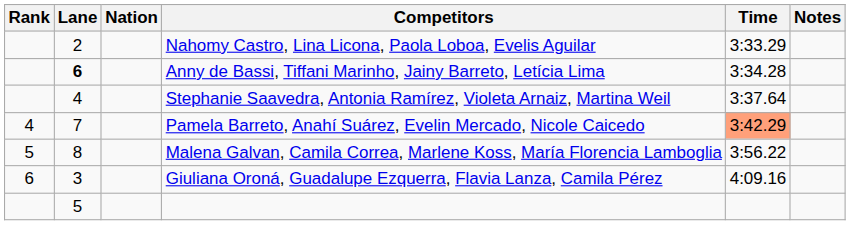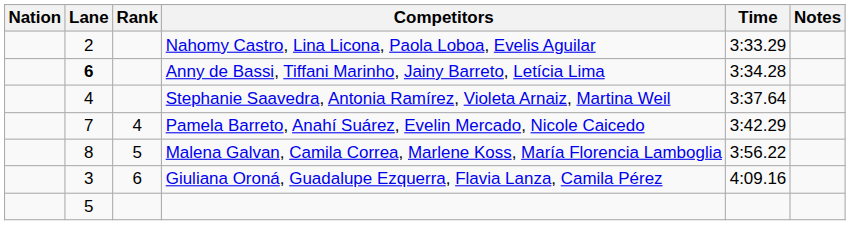columns swapped: (29, 17) <-> (132, 17)
(758, 125) lightsalmon background -> (758, 125) no background
